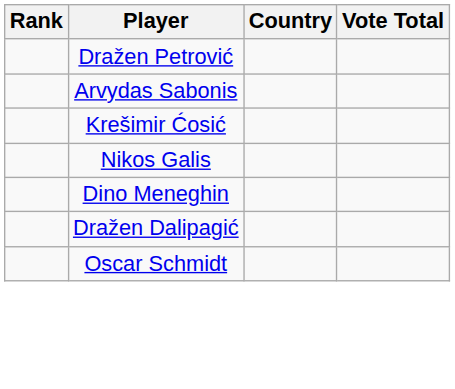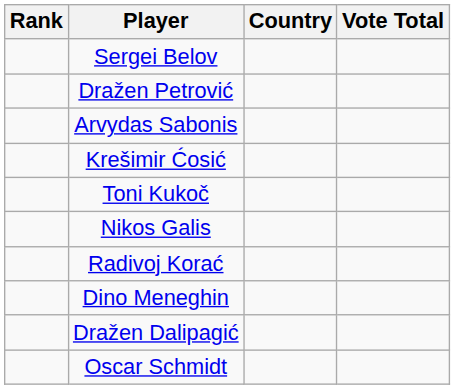+ row: (156, 56)
+ row: (156, 194)
+ row: (156, 263)
